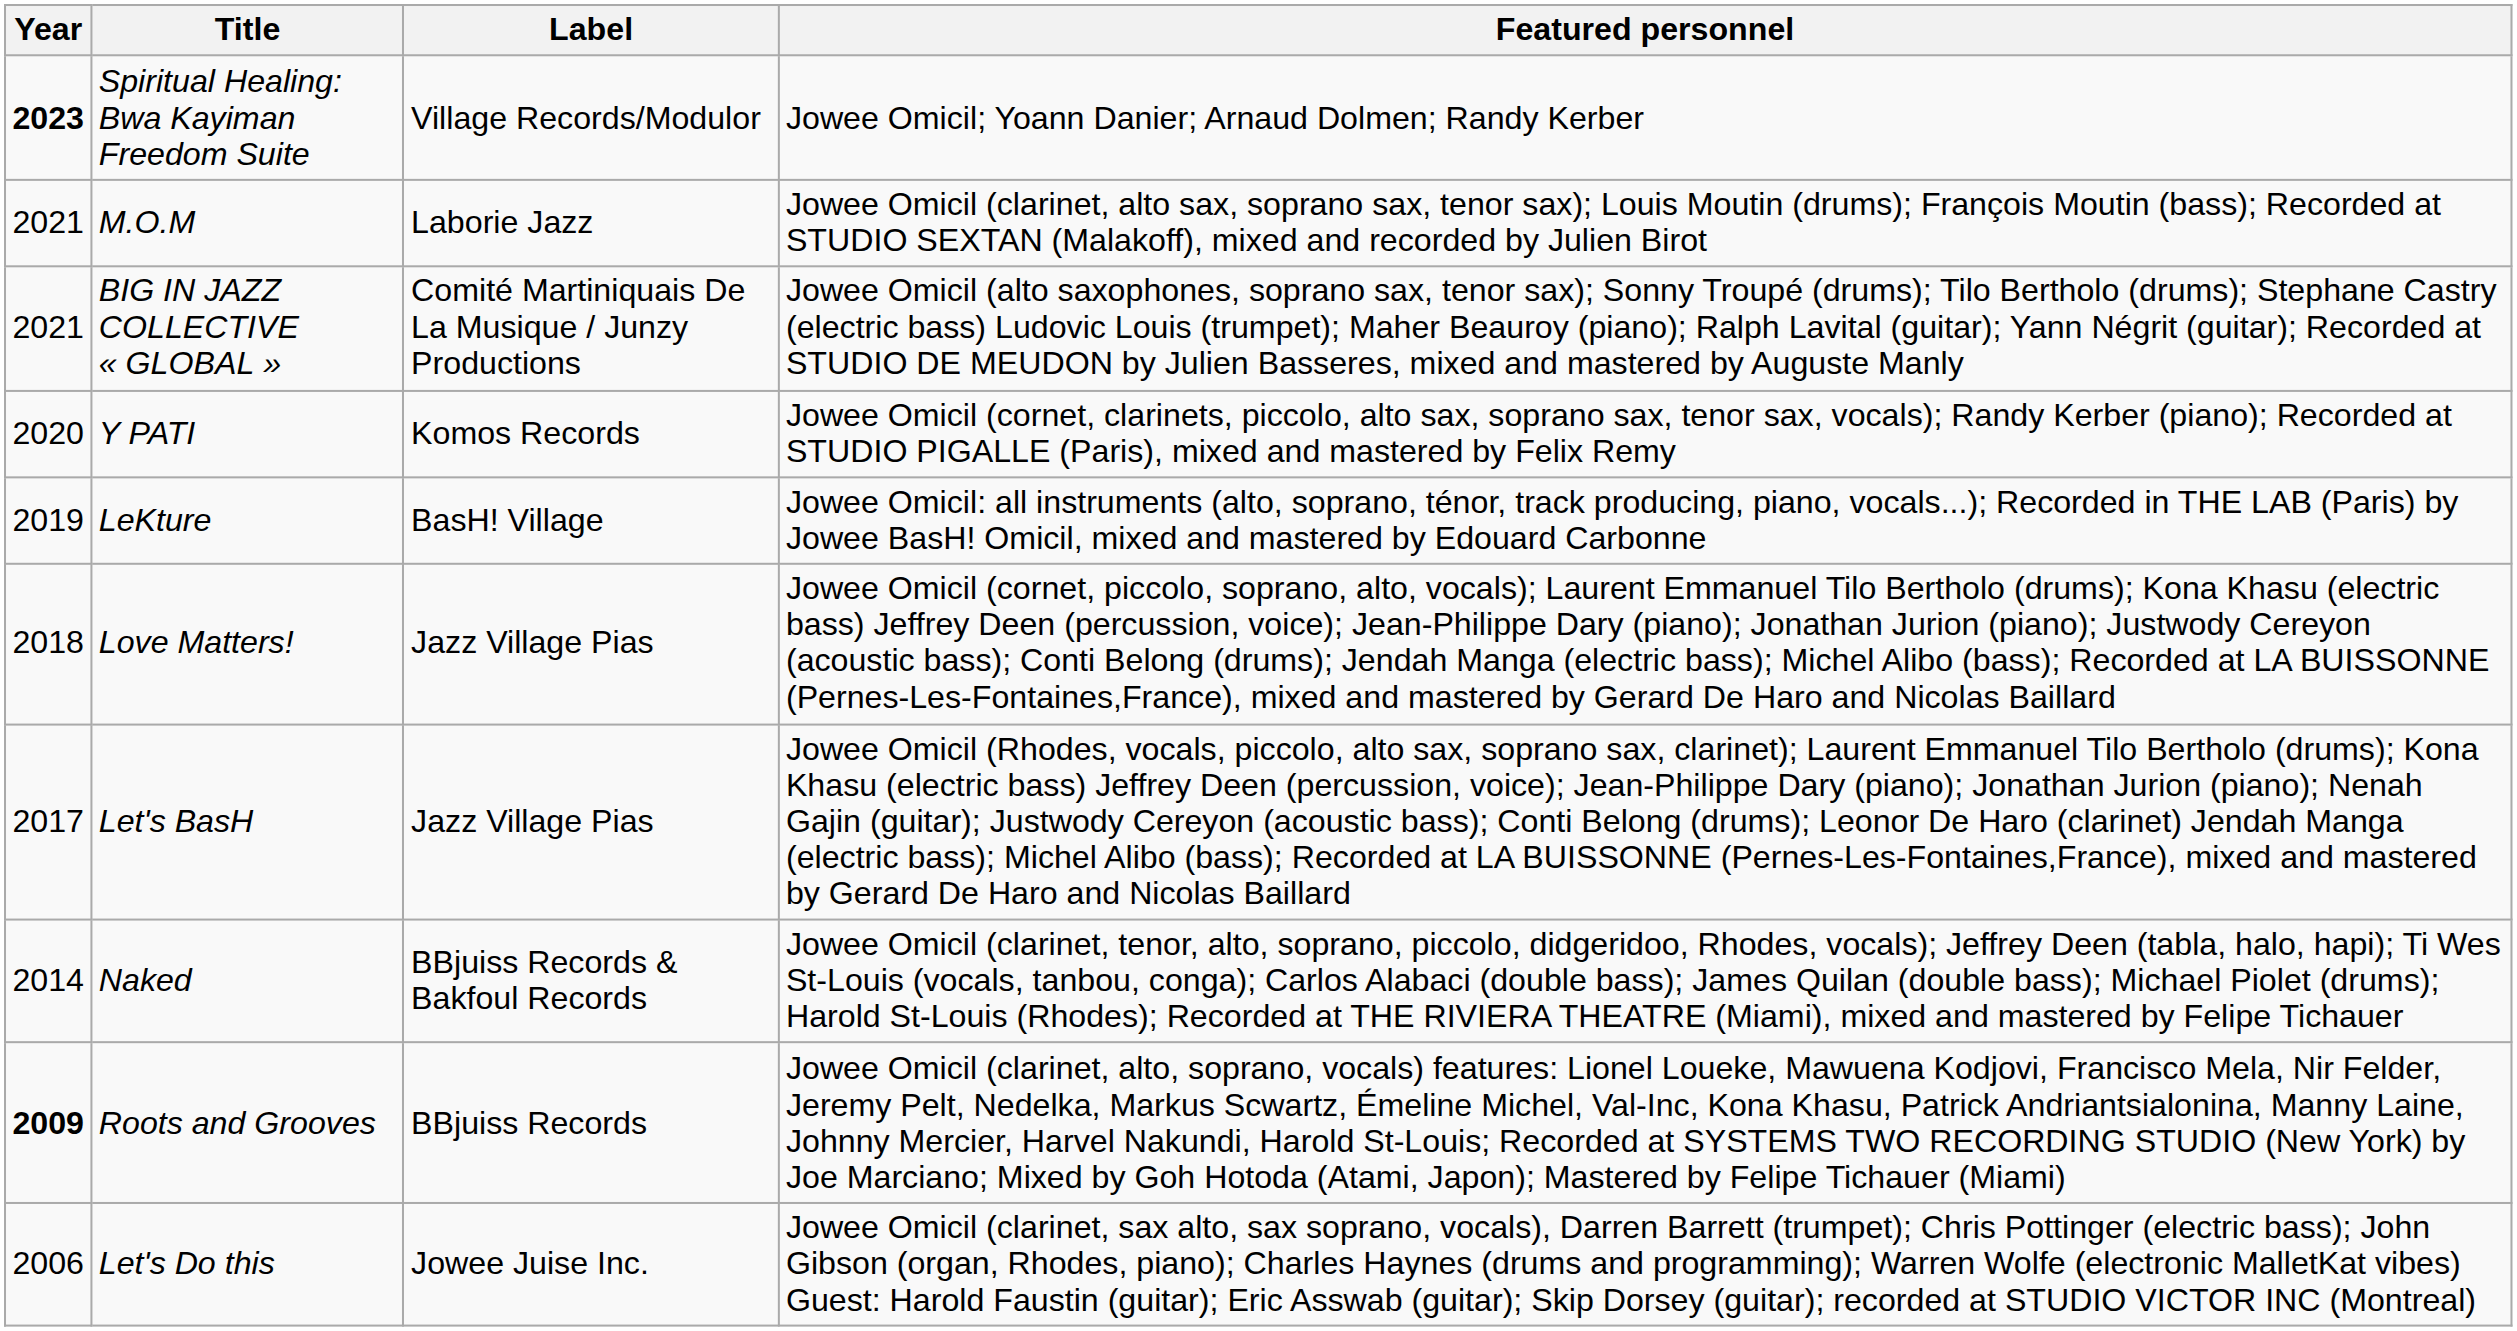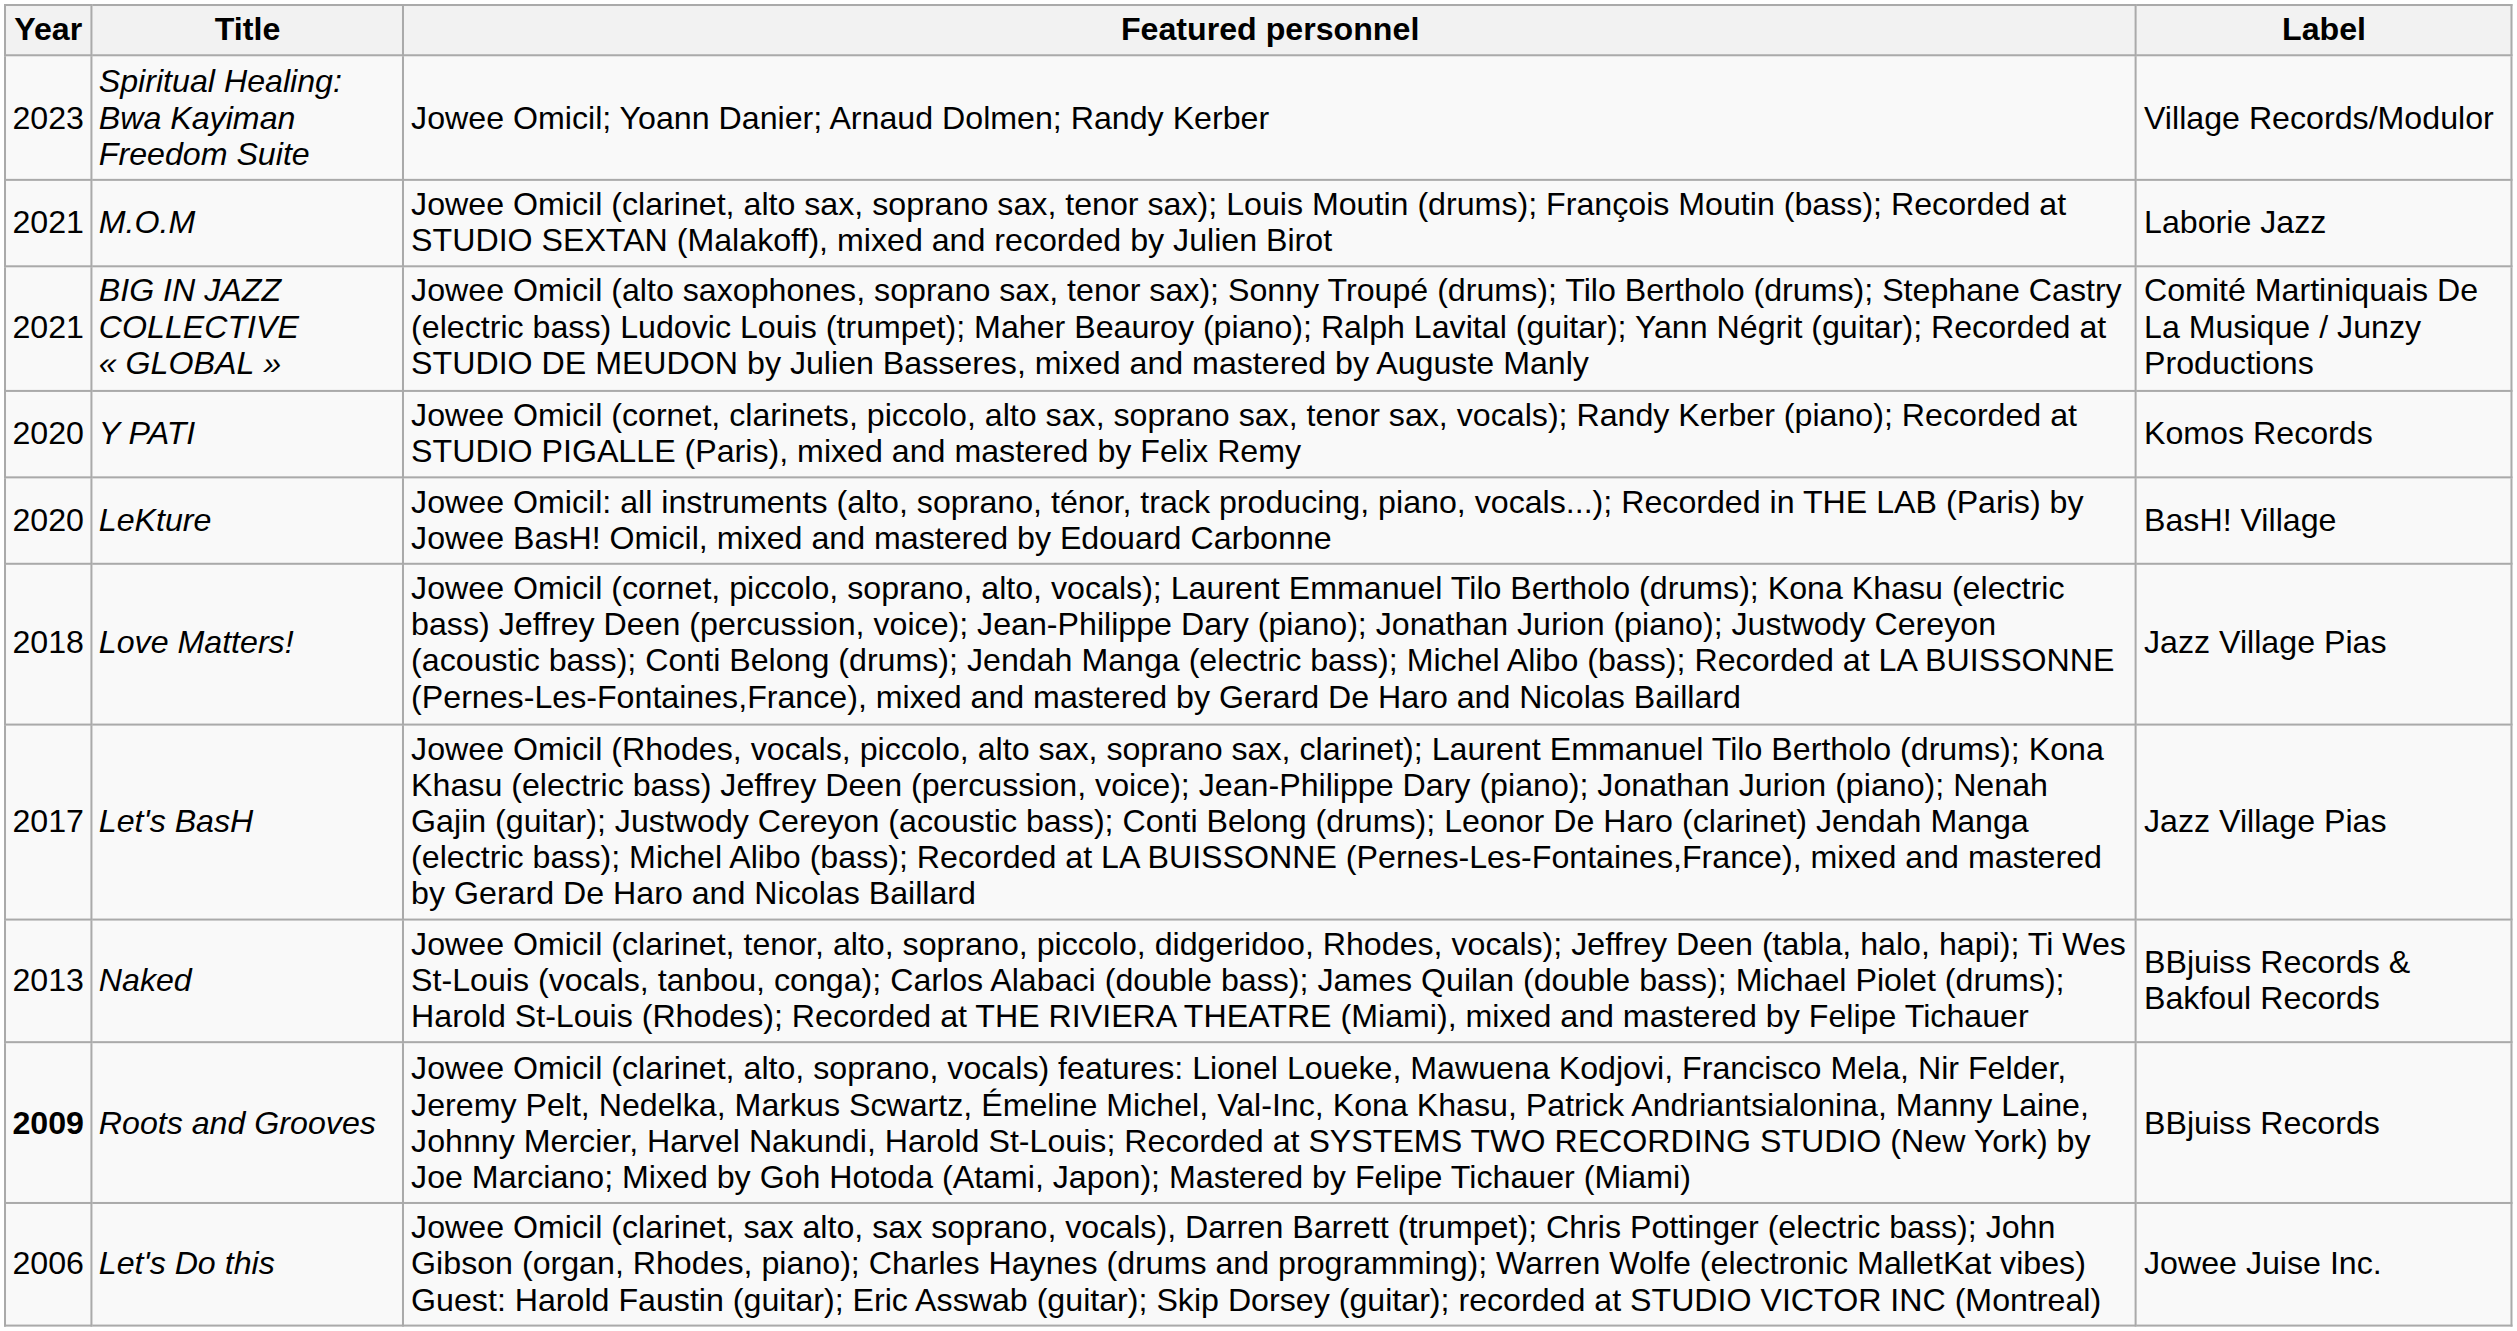columns swapped: (591, 30) <-> (1645, 30)
(48, 117) bold -> (48, 117) normal
(48, 520) 2019 -> (48, 520) 2020
(48, 980) 2014 -> (48, 980) 2013
